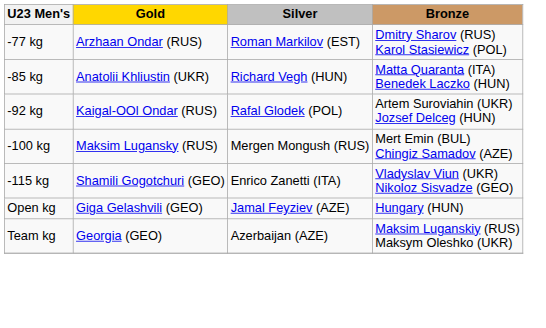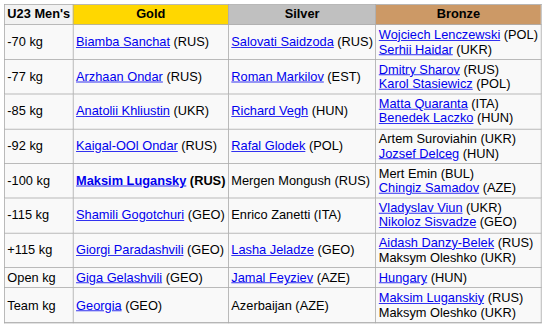+ row: (25, 42)
(147, 146) normal -> (151, 180) bold
+ row: (30, 250)
